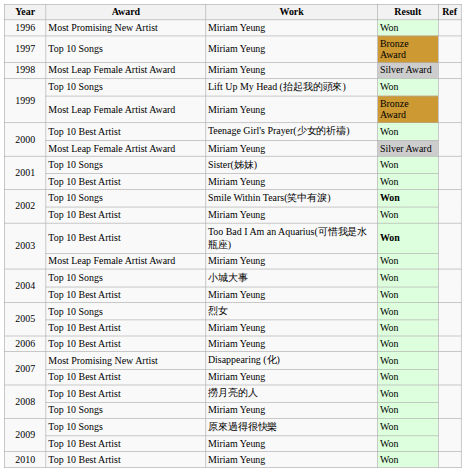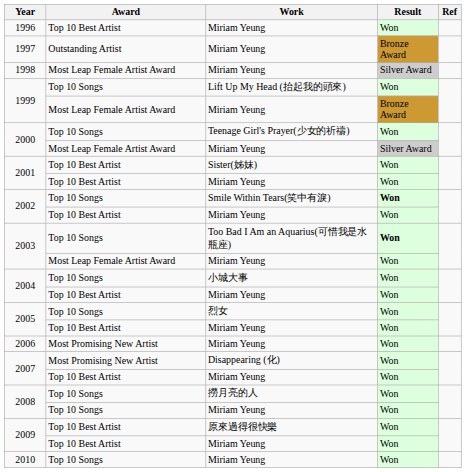(103, 28) Most Promising New Artist -> (85, 28) Top 10 Best Artist
(76, 49) Top 10 Songs -> (85, 49) Outstanding Artist
(85, 131) Top 10 Best Artist -> (76, 131) Top 10 Songs
(76, 165) Top 10 Songs -> (85, 165) Top 10 Best Artist
(85, 238) Top 10 Best Artist -> (76, 238) Top 10 Songs
(85, 343) Top 10 Best Artist -> (103, 343) Most Promising New Artist
(85, 393) Top 10 Best Artist -> (76, 393) Top 10 Songs
(76, 427) Top 10 Songs -> (85, 427) Top 10 Best Artist
(85, 459) Top 10 Best Artist -> (76, 459) Top 10 Songs
